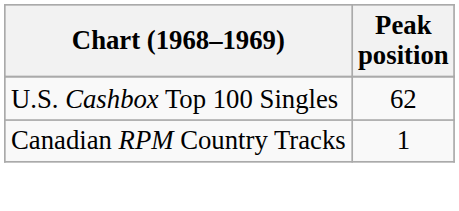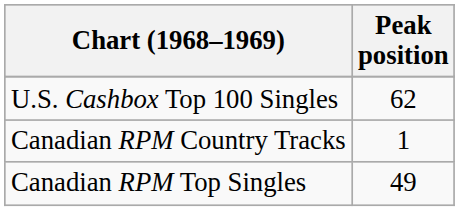+ row: (159, 182)
